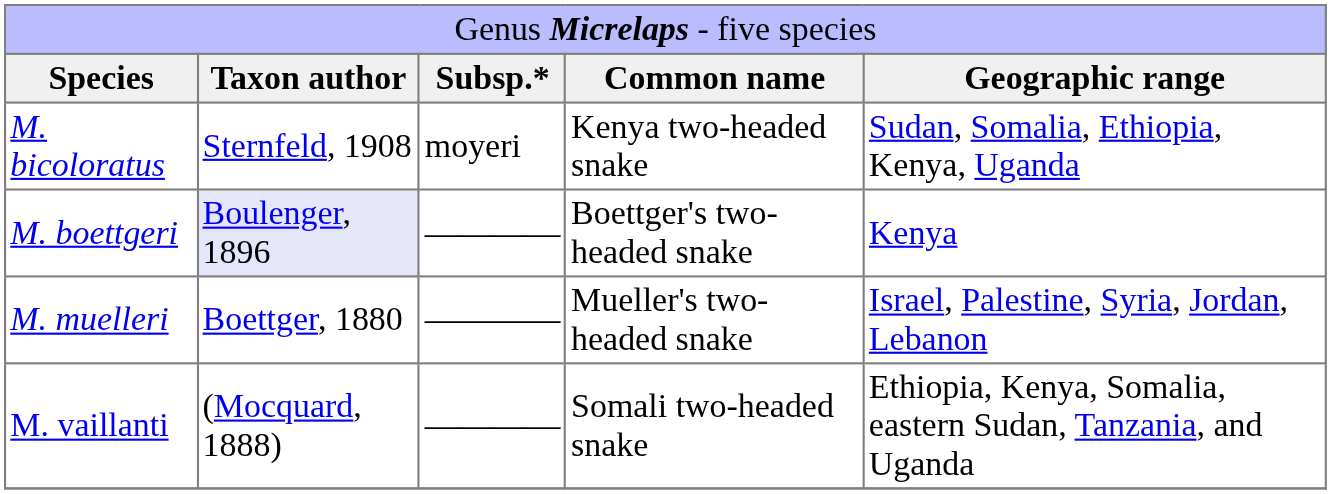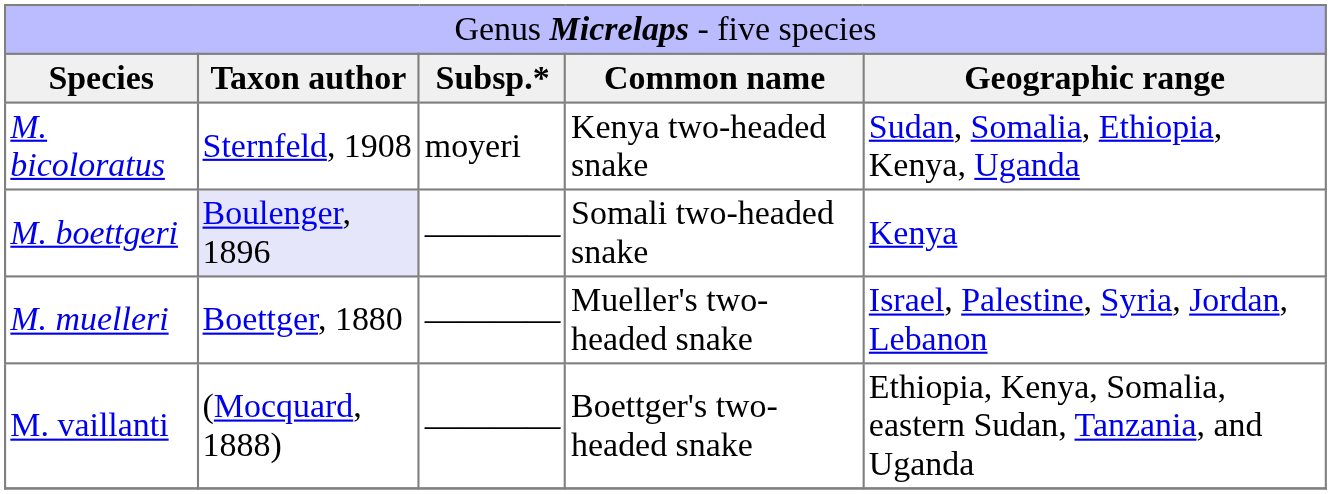(674, 232) Boettger's two-headed snake -> (702, 232) Somali two-headed snake
(702, 425) Somali two-headed snake -> (674, 425) Boettger's two-headed snake
